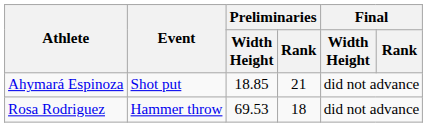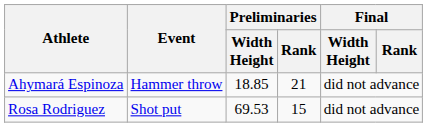(156, 85) Shot put -> (176, 85) Hammer throw
(176, 110) Hammer throw -> (156, 110) Shot put
(299, 110) 18 -> (299, 110) 15
